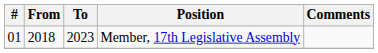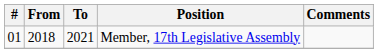(80, 37) 2023 -> (80, 37) 2021
